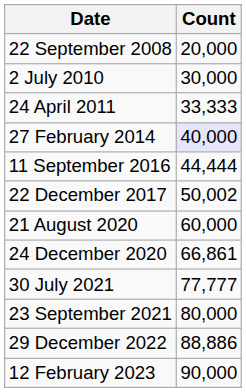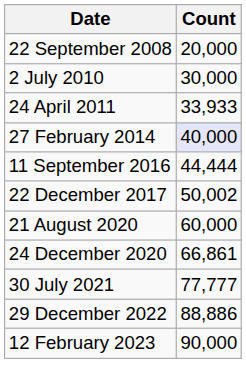(209, 107) 33,333 -> (209, 107) 33,933
- row: (90, 313)
